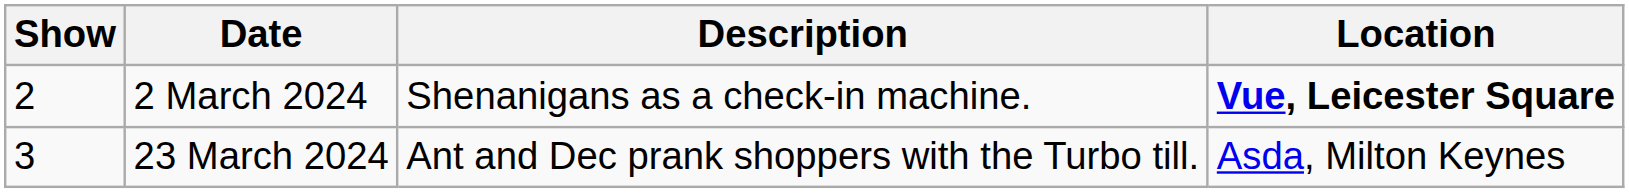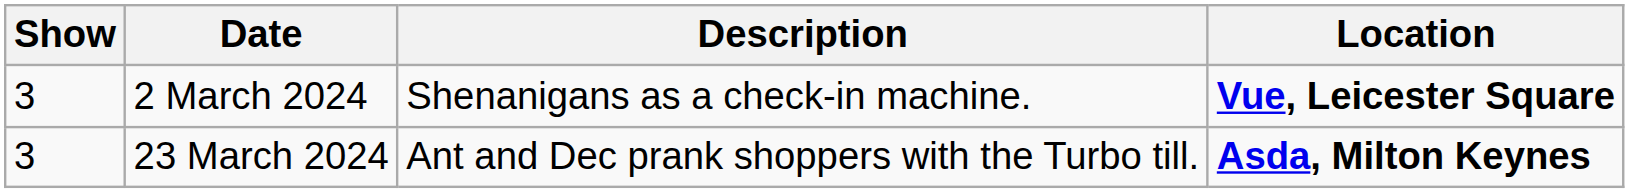(25, 95) 2 -> (25, 95) 3
(1391, 156) normal -> (1404, 156) bold
